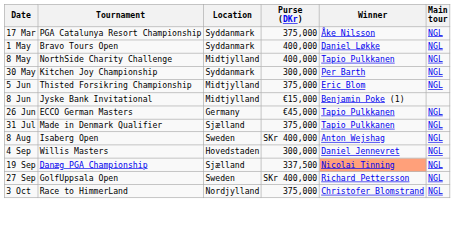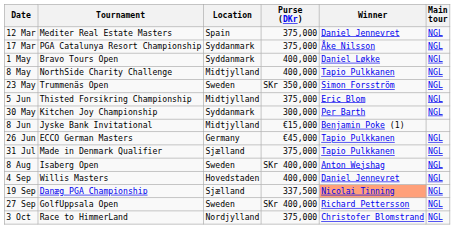+ row: (21, 34)
+ row: (21, 86)
rows swapped: (21, 73) <-> (19, 86)
(300, 152) 300,000 -> (300, 178) 400,000
